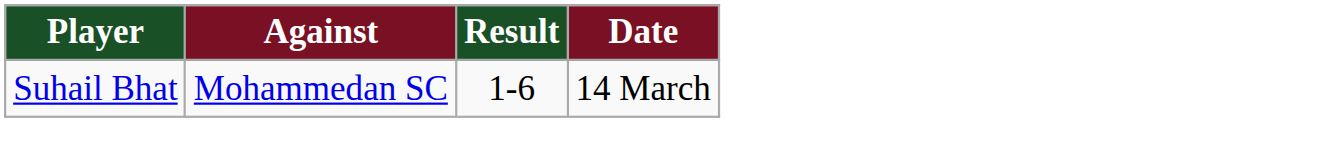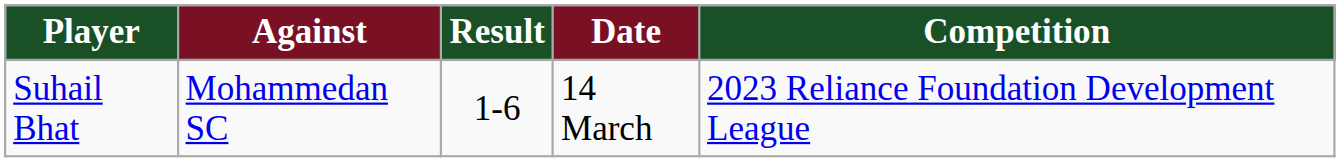+ column: (1017, 32)
